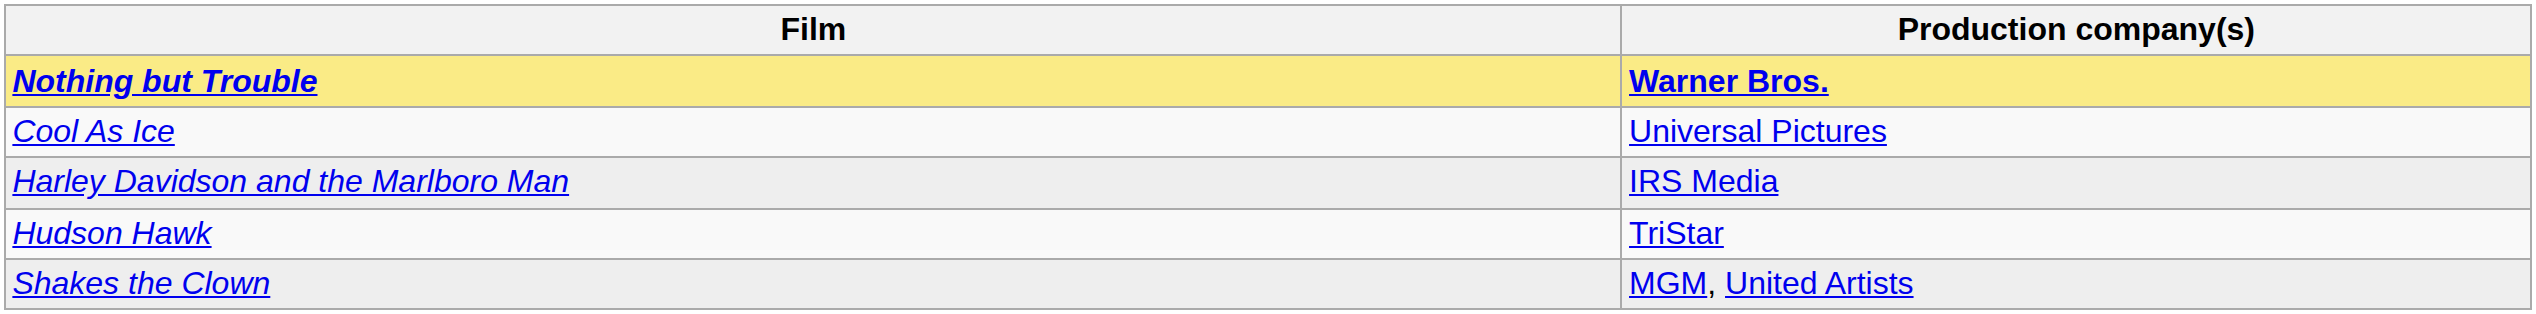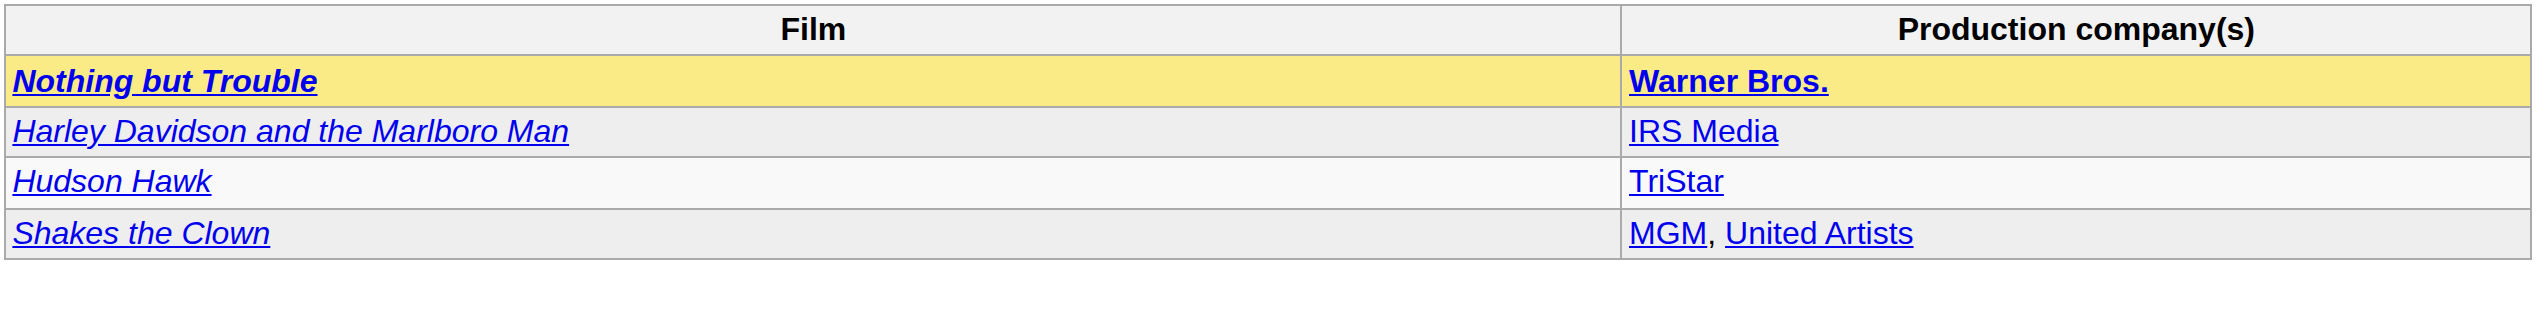- row: (94, 131)
